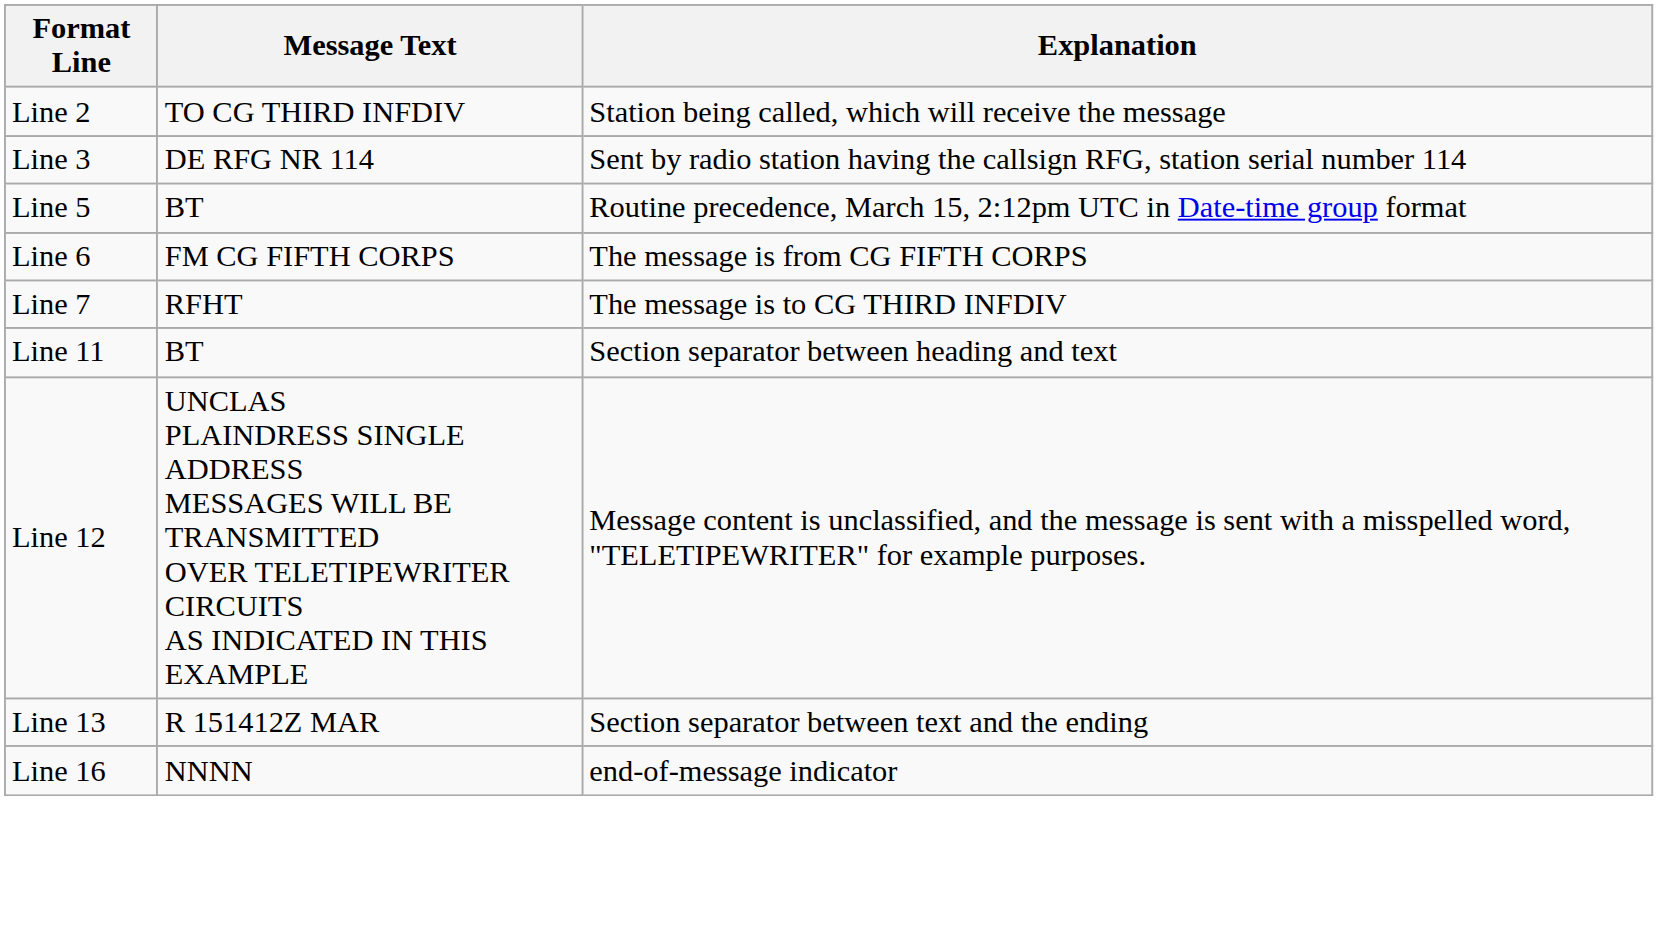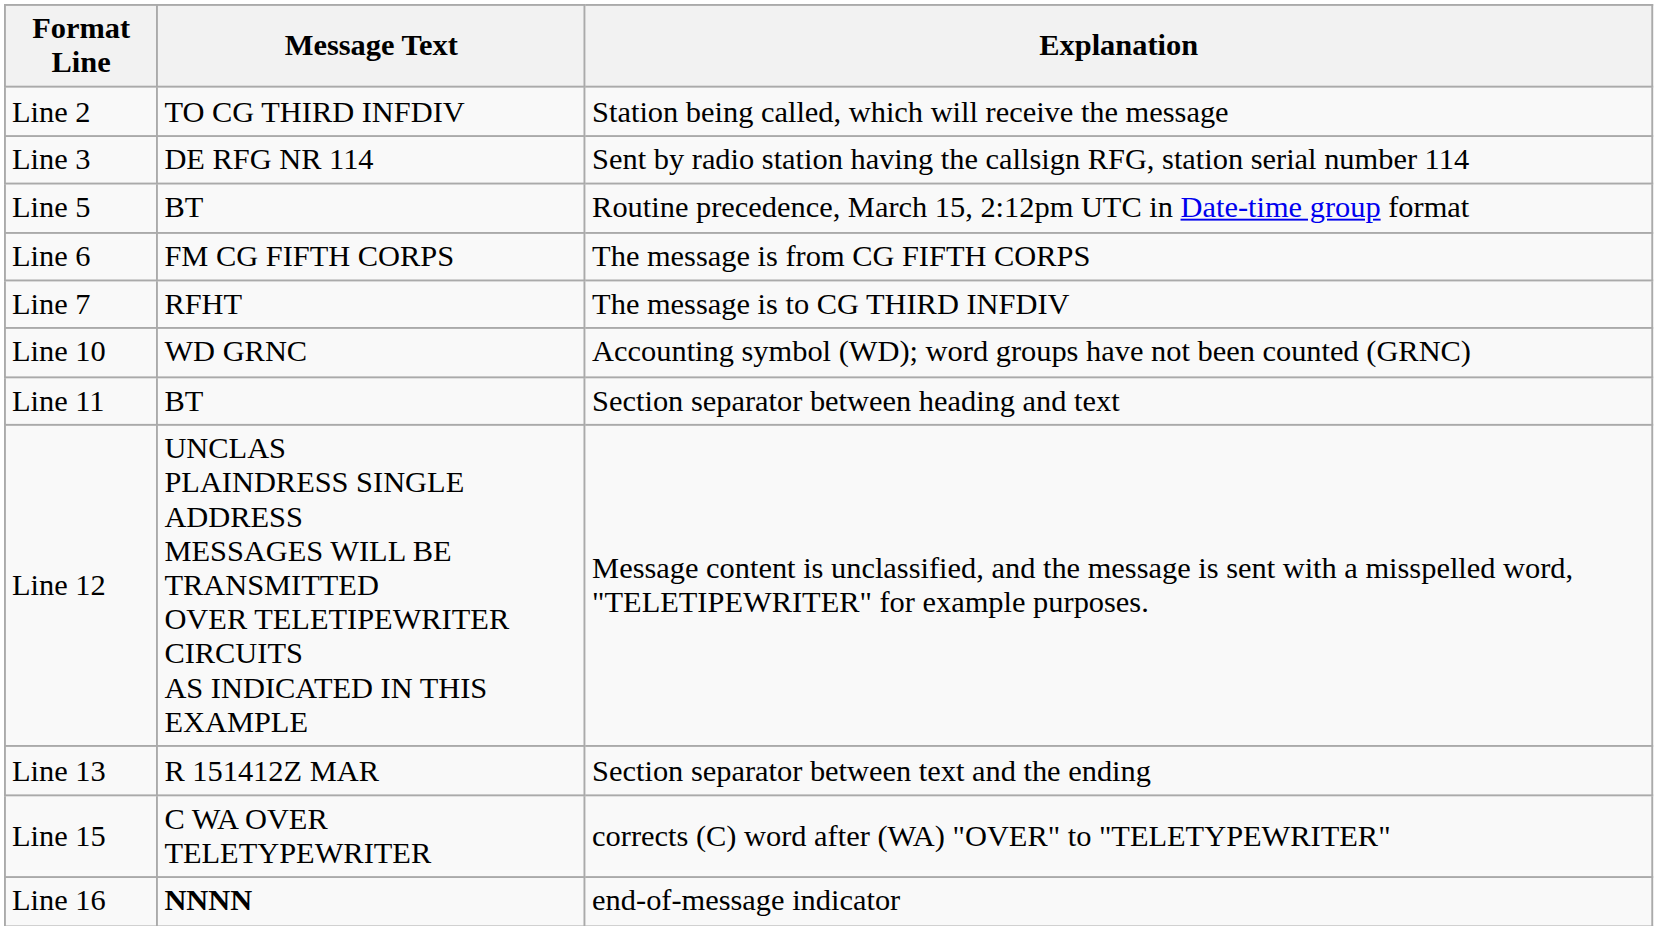+ row: (59, 352)
+ row: (59, 835)
(209, 770) normal -> (208, 900) bold
